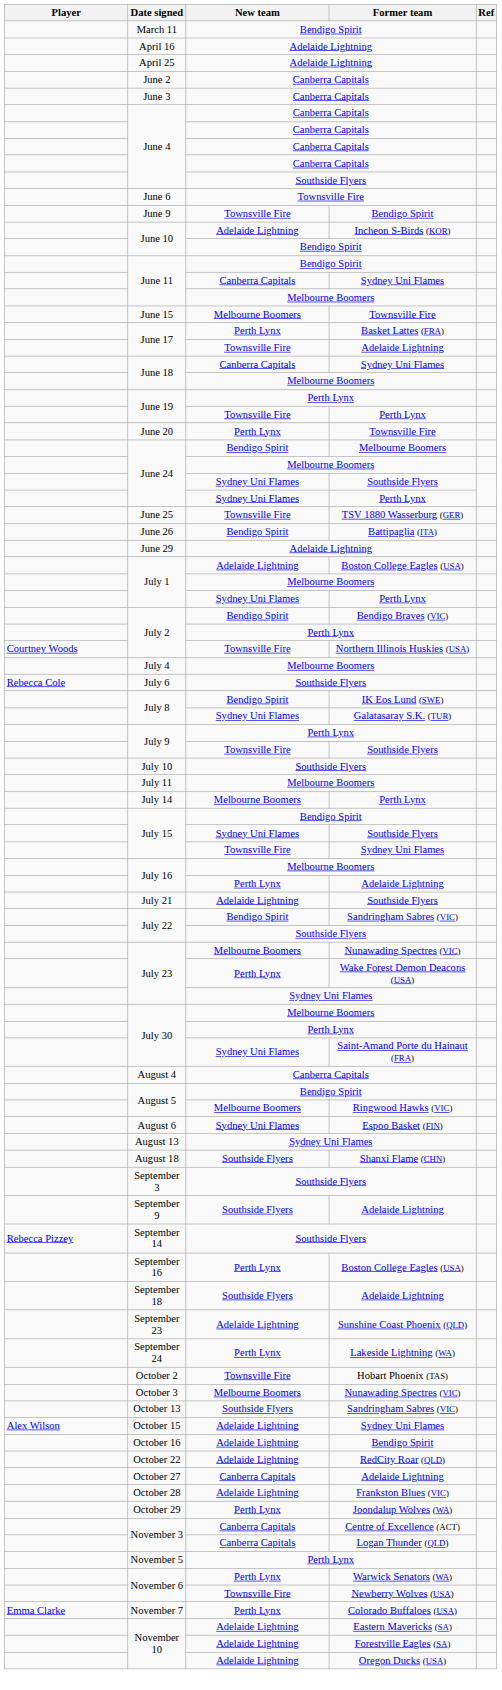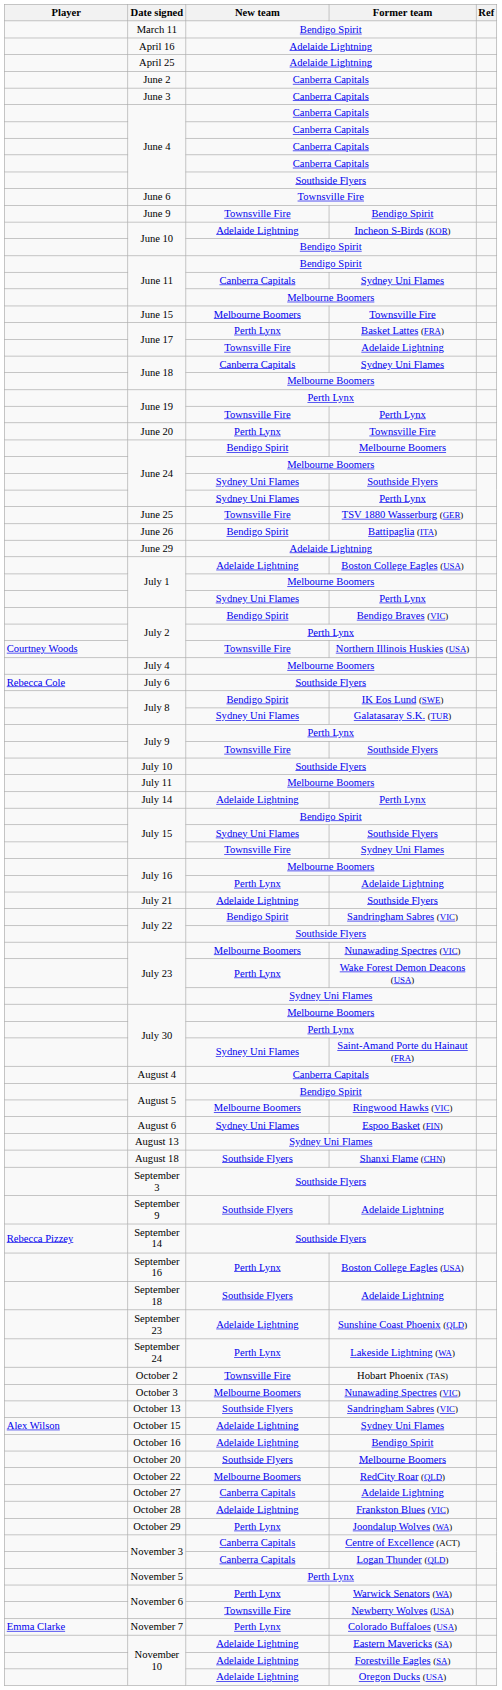(257, 800) Melbourne Boomers -> (257, 800) Adelaide Lightning
+ row: (157, 1459)
(257, 1459) Adelaide Lightning -> (257, 1476) Melbourne Boomers
